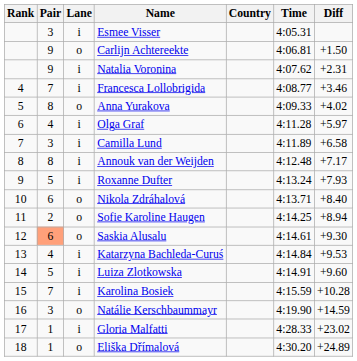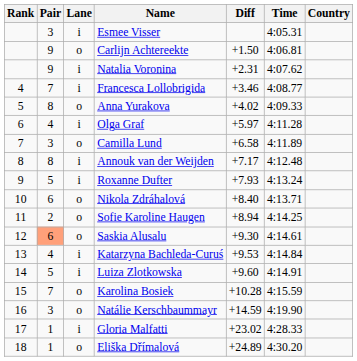columns swapped: (250, 13) <-> (333, 13)
(79, 143) i -> (79, 143) o
(79, 291) i -> (79, 291) o
